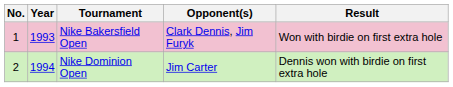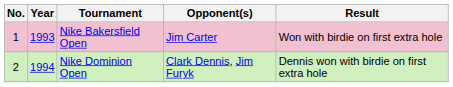(209, 37) Clark Dennis, Jim Furyk -> (192, 37) Jim Carter
(192, 67) Jim Carter -> (209, 67) Clark Dennis, Jim Furyk
